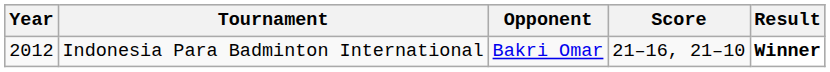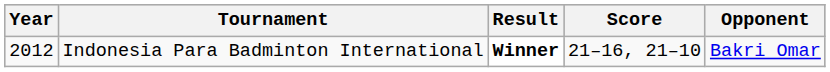columns swapped: (548, 20) <-> (788, 20)
